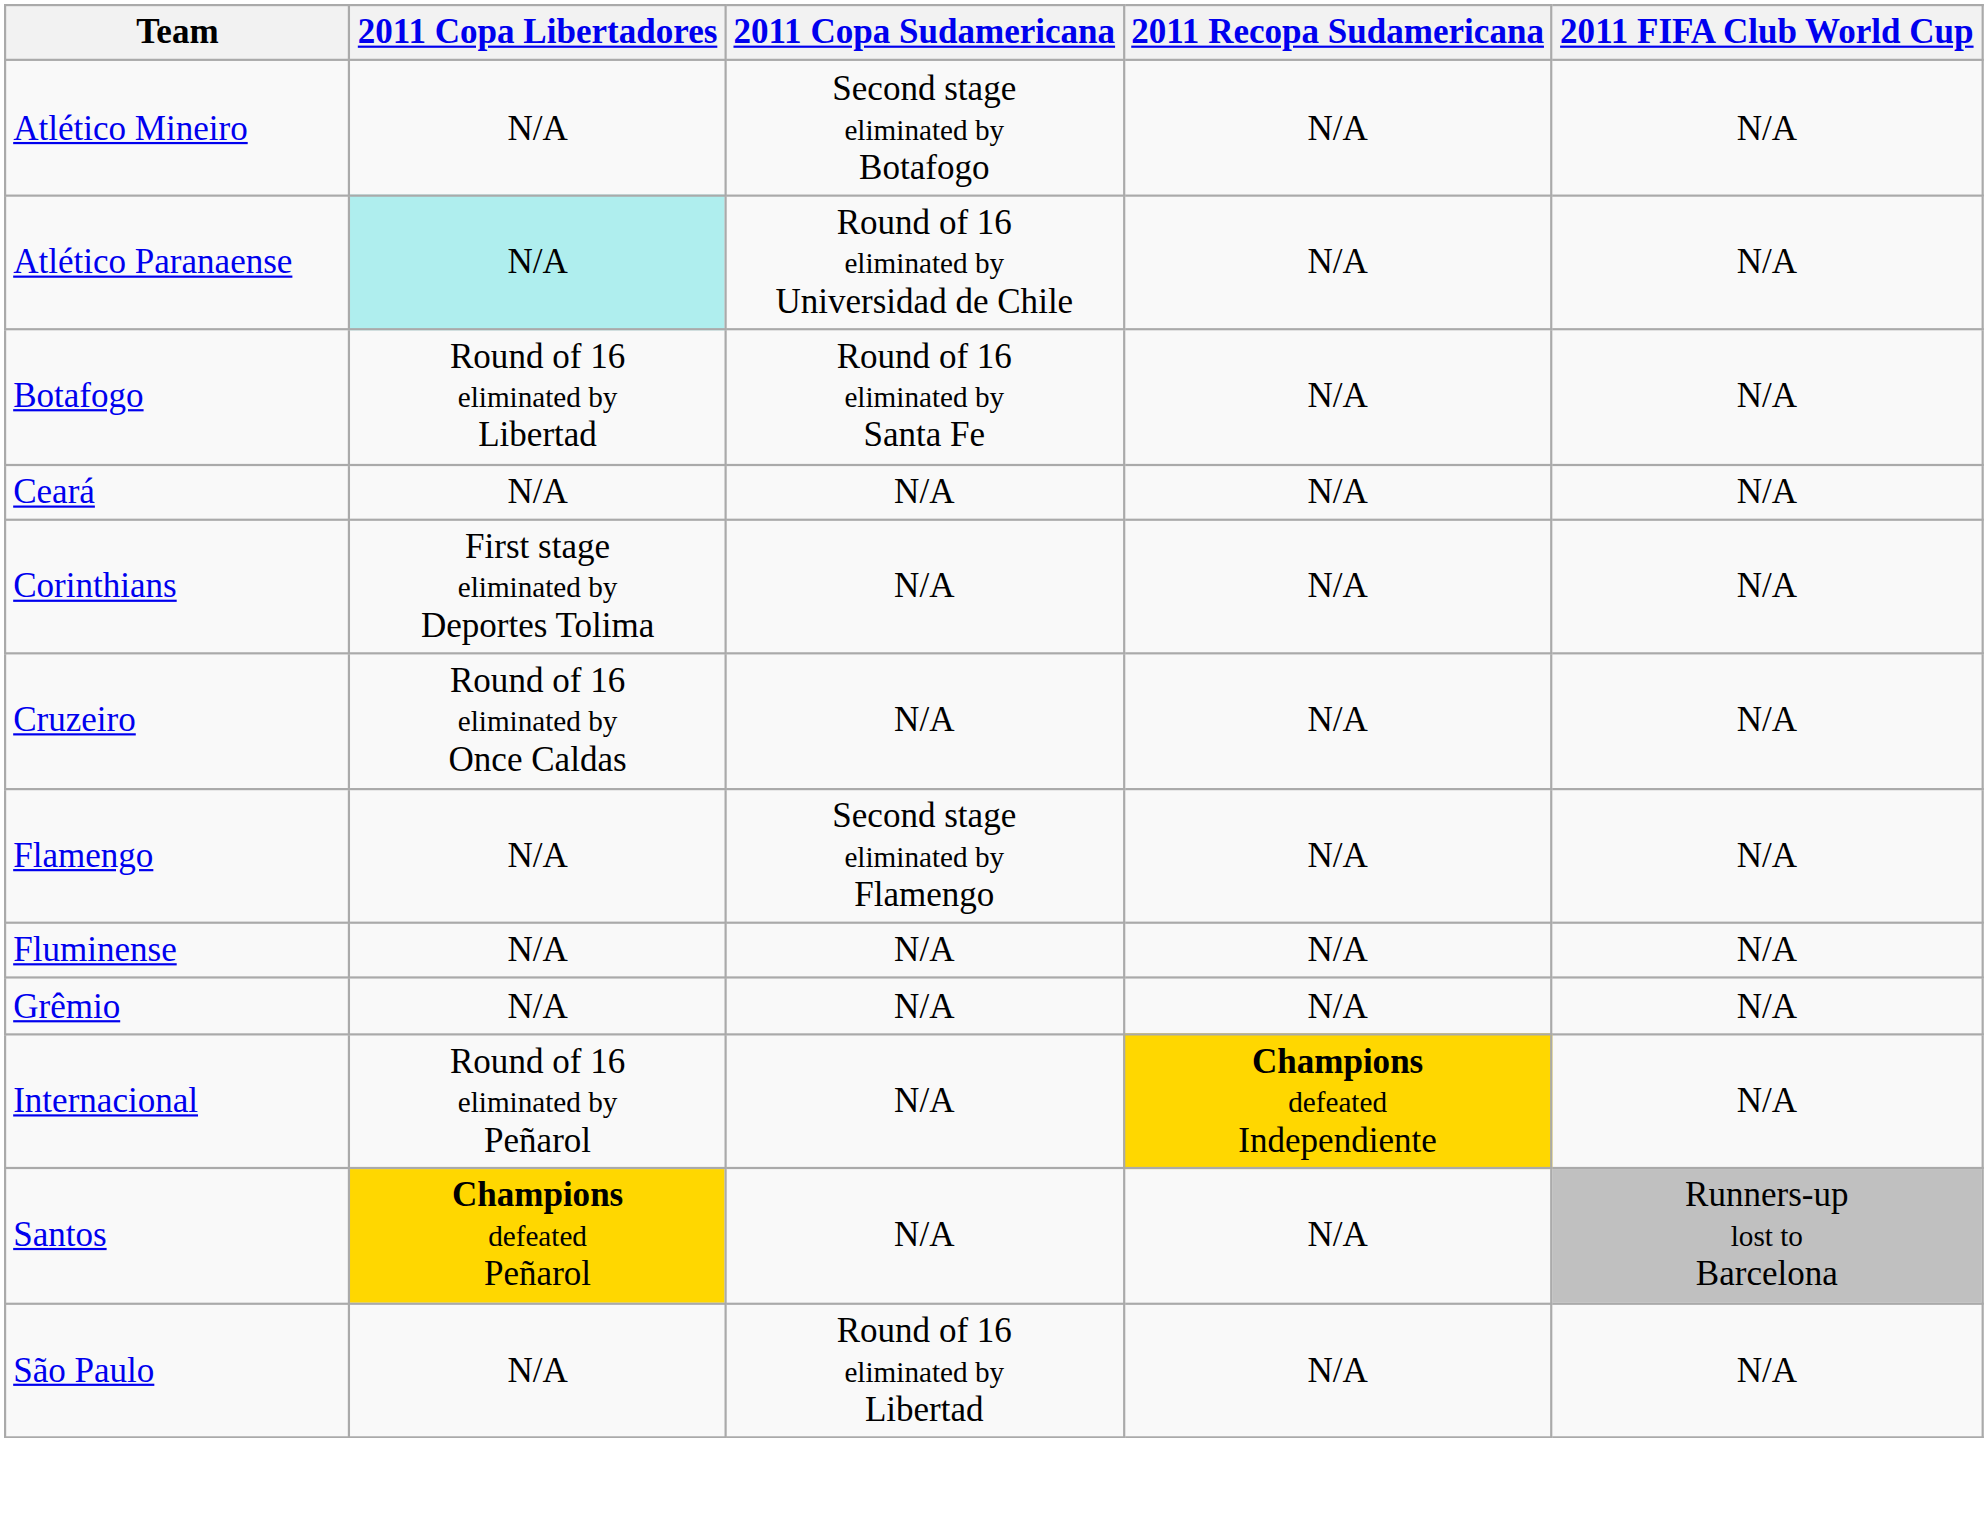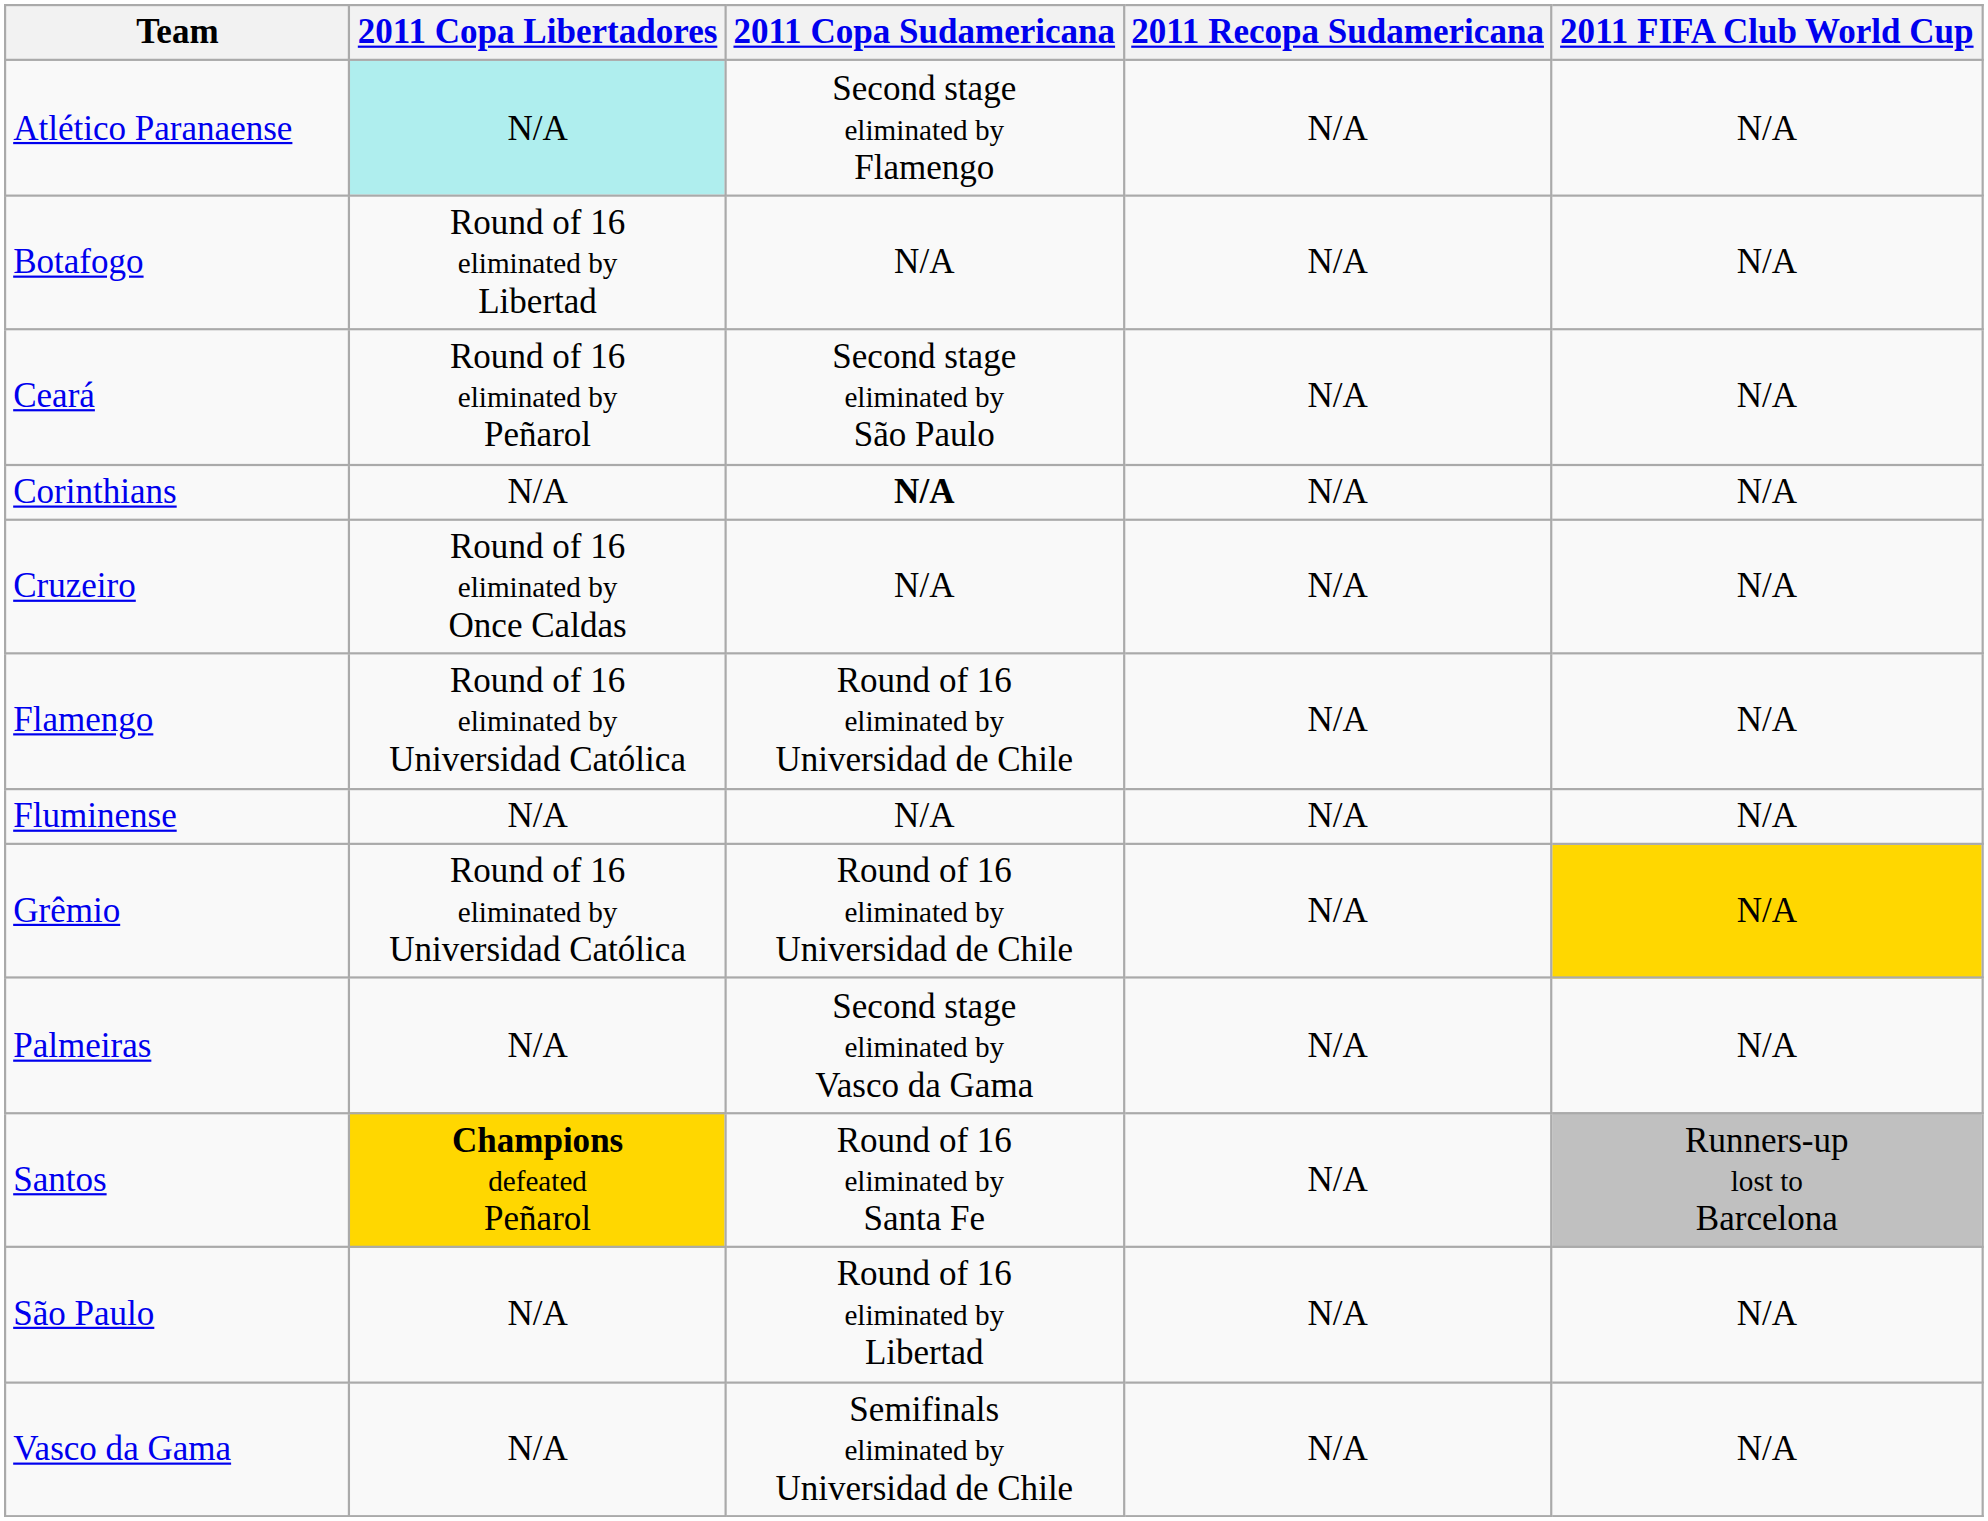- row: (130, 127)
(924, 261) Round of 16 eliminated by Universidad de Chile -> (924, 127) Second stage eliminated by Flamengo
(924, 396) Round of 16 eliminated by Santa Fe -> (924, 261) N/A
(538, 491) N/A -> (538, 396) Round of 16 eliminated by Peñarol
(924, 491) N/A -> (924, 396) Second stage eliminated by São Paulo
(538, 586) First stage eliminated by Deportes Tolima -> (538, 491) N/A
(924, 586) normal -> (924, 491) bold
(538, 854) N/A -> (538, 720) Round of 16 eliminated by Universidad Católica
(924, 854) Second stage eliminated by Flamengo -> (924, 720) Round of 16 eliminated by Universidad de Chile
(538, 1005) N/A -> (538, 910) Round of 16 eliminated by Universidad Católica
(924, 1005) N/A -> (924, 910) Round of 16 eliminated by Universidad de Chile
(1767, 1005) no background -> (1767, 910) gold background
- row: (106, 1100)
+ row: (82, 1044)
(924, 1234) N/A -> (924, 1179) Round of 16 eliminated by Santa Fe
+ row: (122, 1448)
